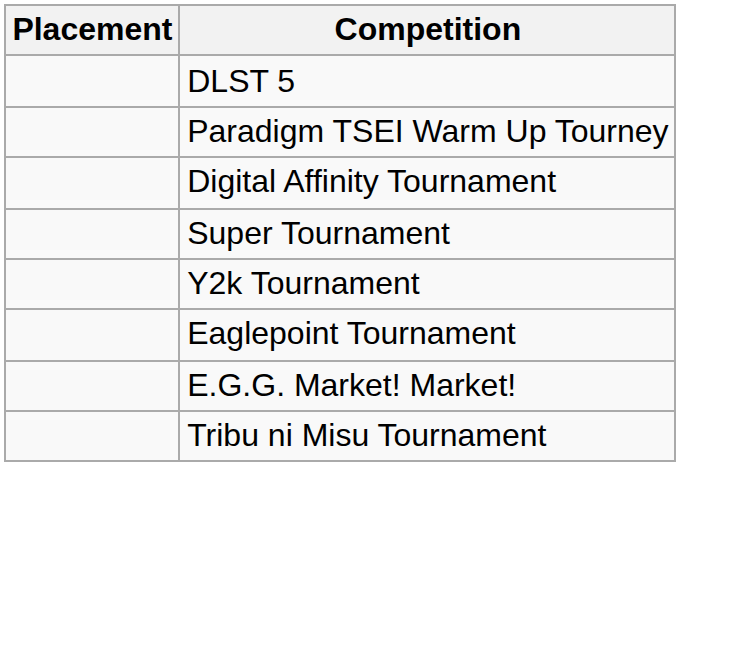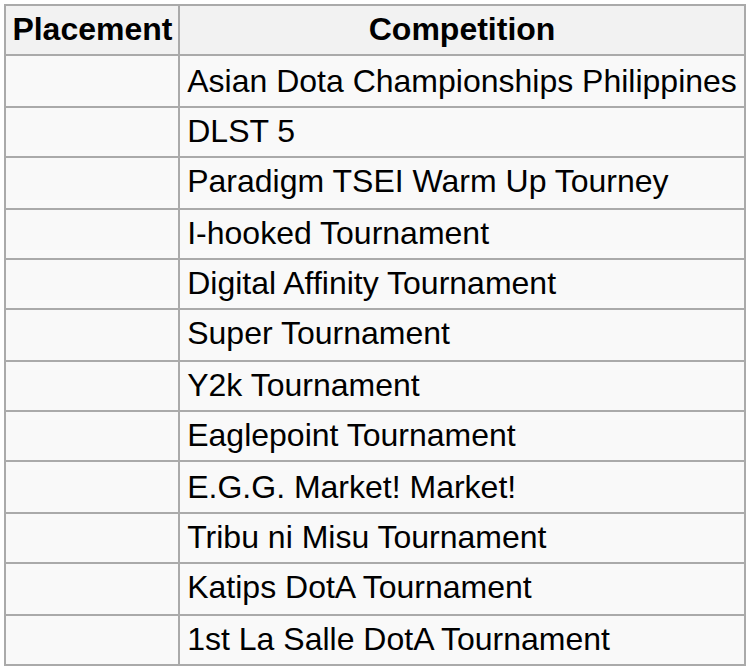+ row: (462, 80)
+ row: (338, 232)
+ row: (359, 588)
+ row: (399, 638)
